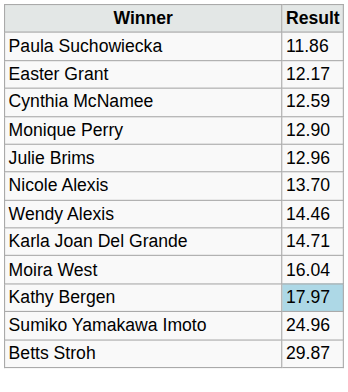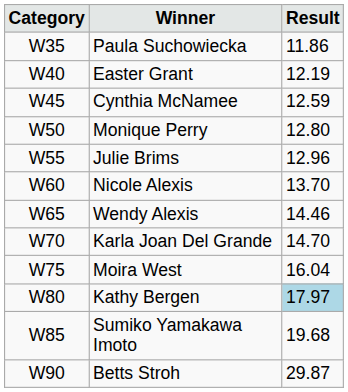+ column: (47, 18)
(308, 74) 12.17 -> (308, 74) 12.19
(308, 130) 12.90 -> (308, 130) 12.80
(308, 241) 14.71 -> (308, 241) 14.70
(308, 325) 24.96 -> (308, 335) 19.68
